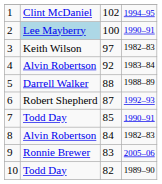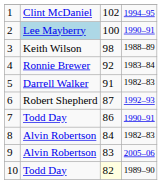(108, 48) 97 -> (108, 48) 98
(139, 48) 1982–83 -> (139, 48) 1988–89
(60, 65) Alvin Robertson -> (57, 65) Ronnie Brewer
(108, 83) 88 -> (108, 83) 91
(139, 83) 1988–89 -> (139, 83) 1982–83
(108, 118) 85 -> (108, 118) 86
(57, 153) Ronnie Brewer -> (60, 153) Alvin Robertson
(108, 170) no background -> (108, 170) lightyellow background
